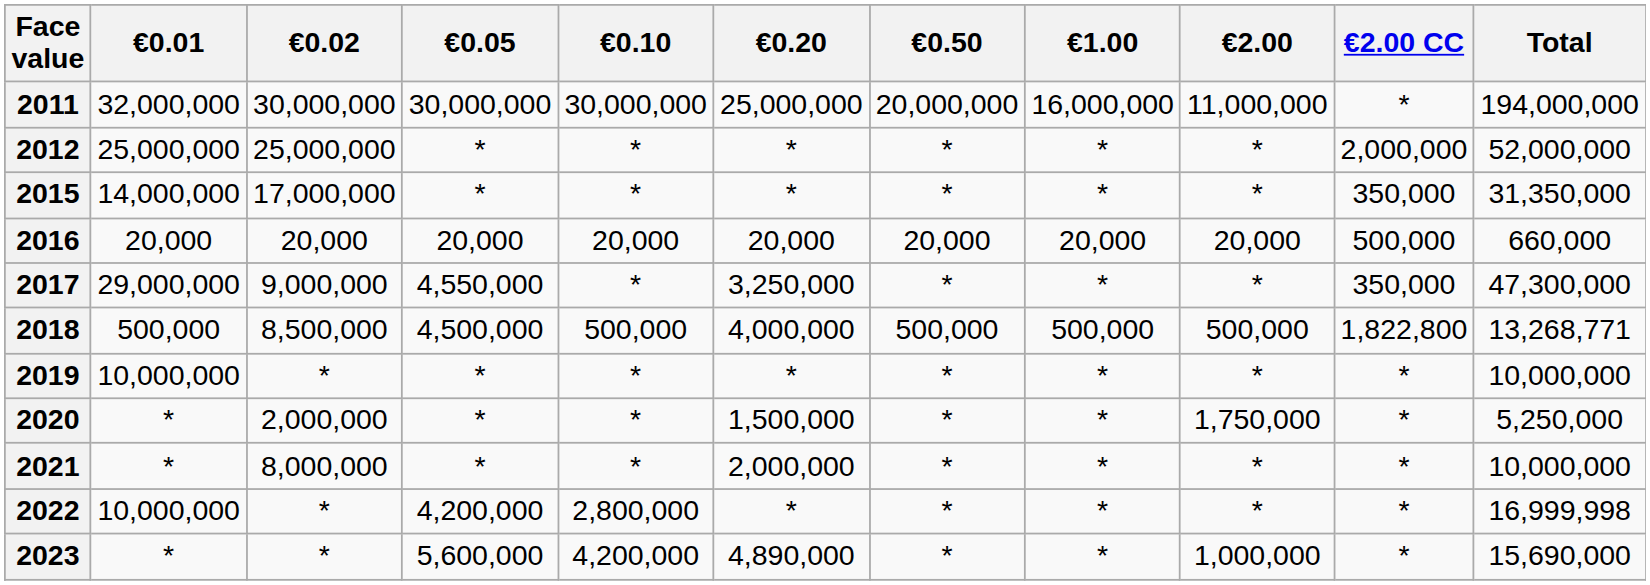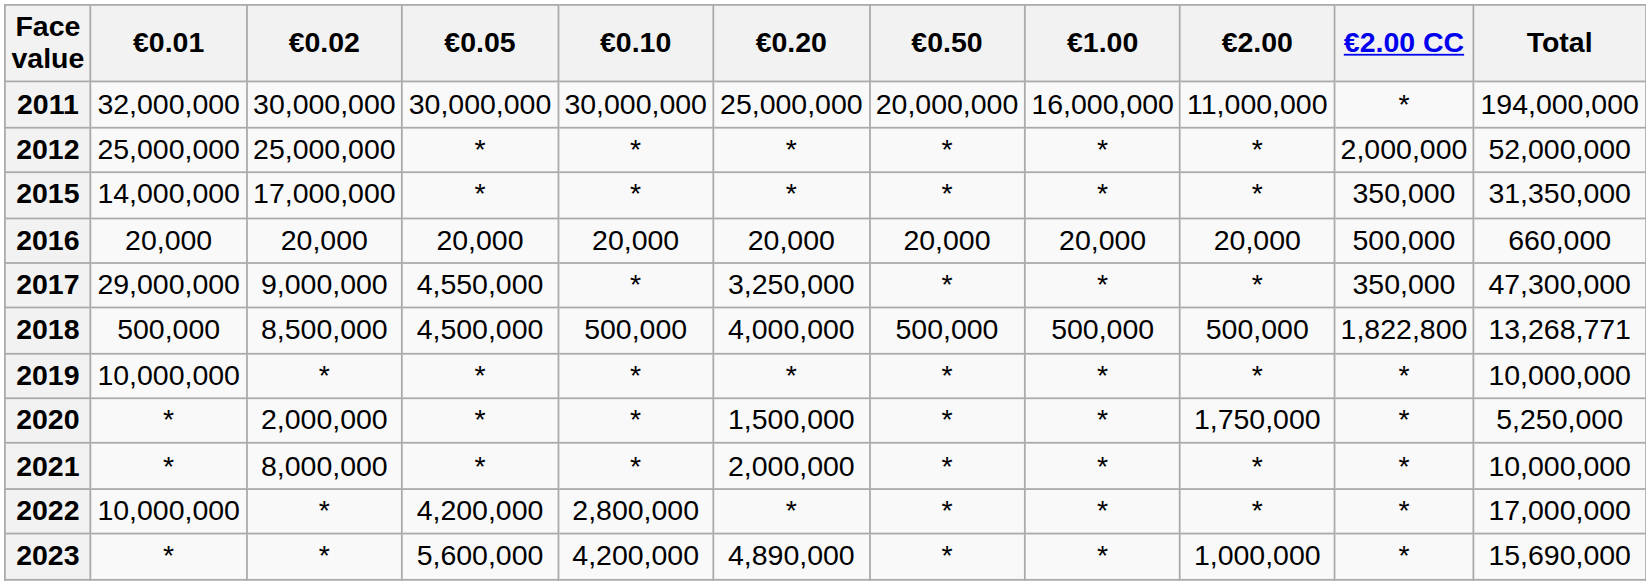(1560, 510) 16,999,998 -> (1560, 510) 17,000,000
